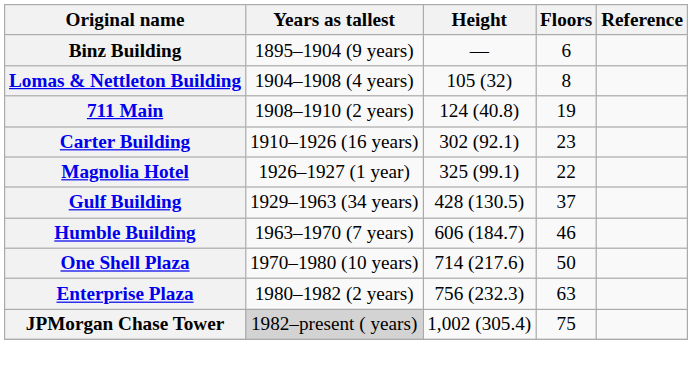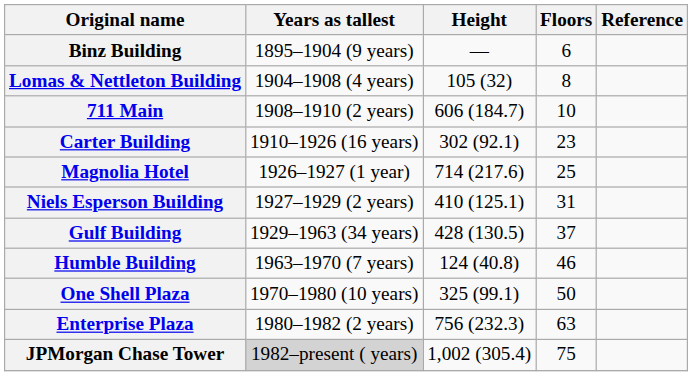(479, 111) 124 (40.8) -> (479, 111) 606 (184.7)
(566, 111) 19 -> (566, 111) 10
(479, 171) 325 (99.1) -> (479, 171) 714 (217.6)
(566, 171) 22 -> (566, 171) 25
+ row: (125, 202)
(479, 232) 606 (184.7) -> (479, 263) 124 (40.8)
(479, 263) 714 (217.6) -> (479, 293) 325 (99.1)
